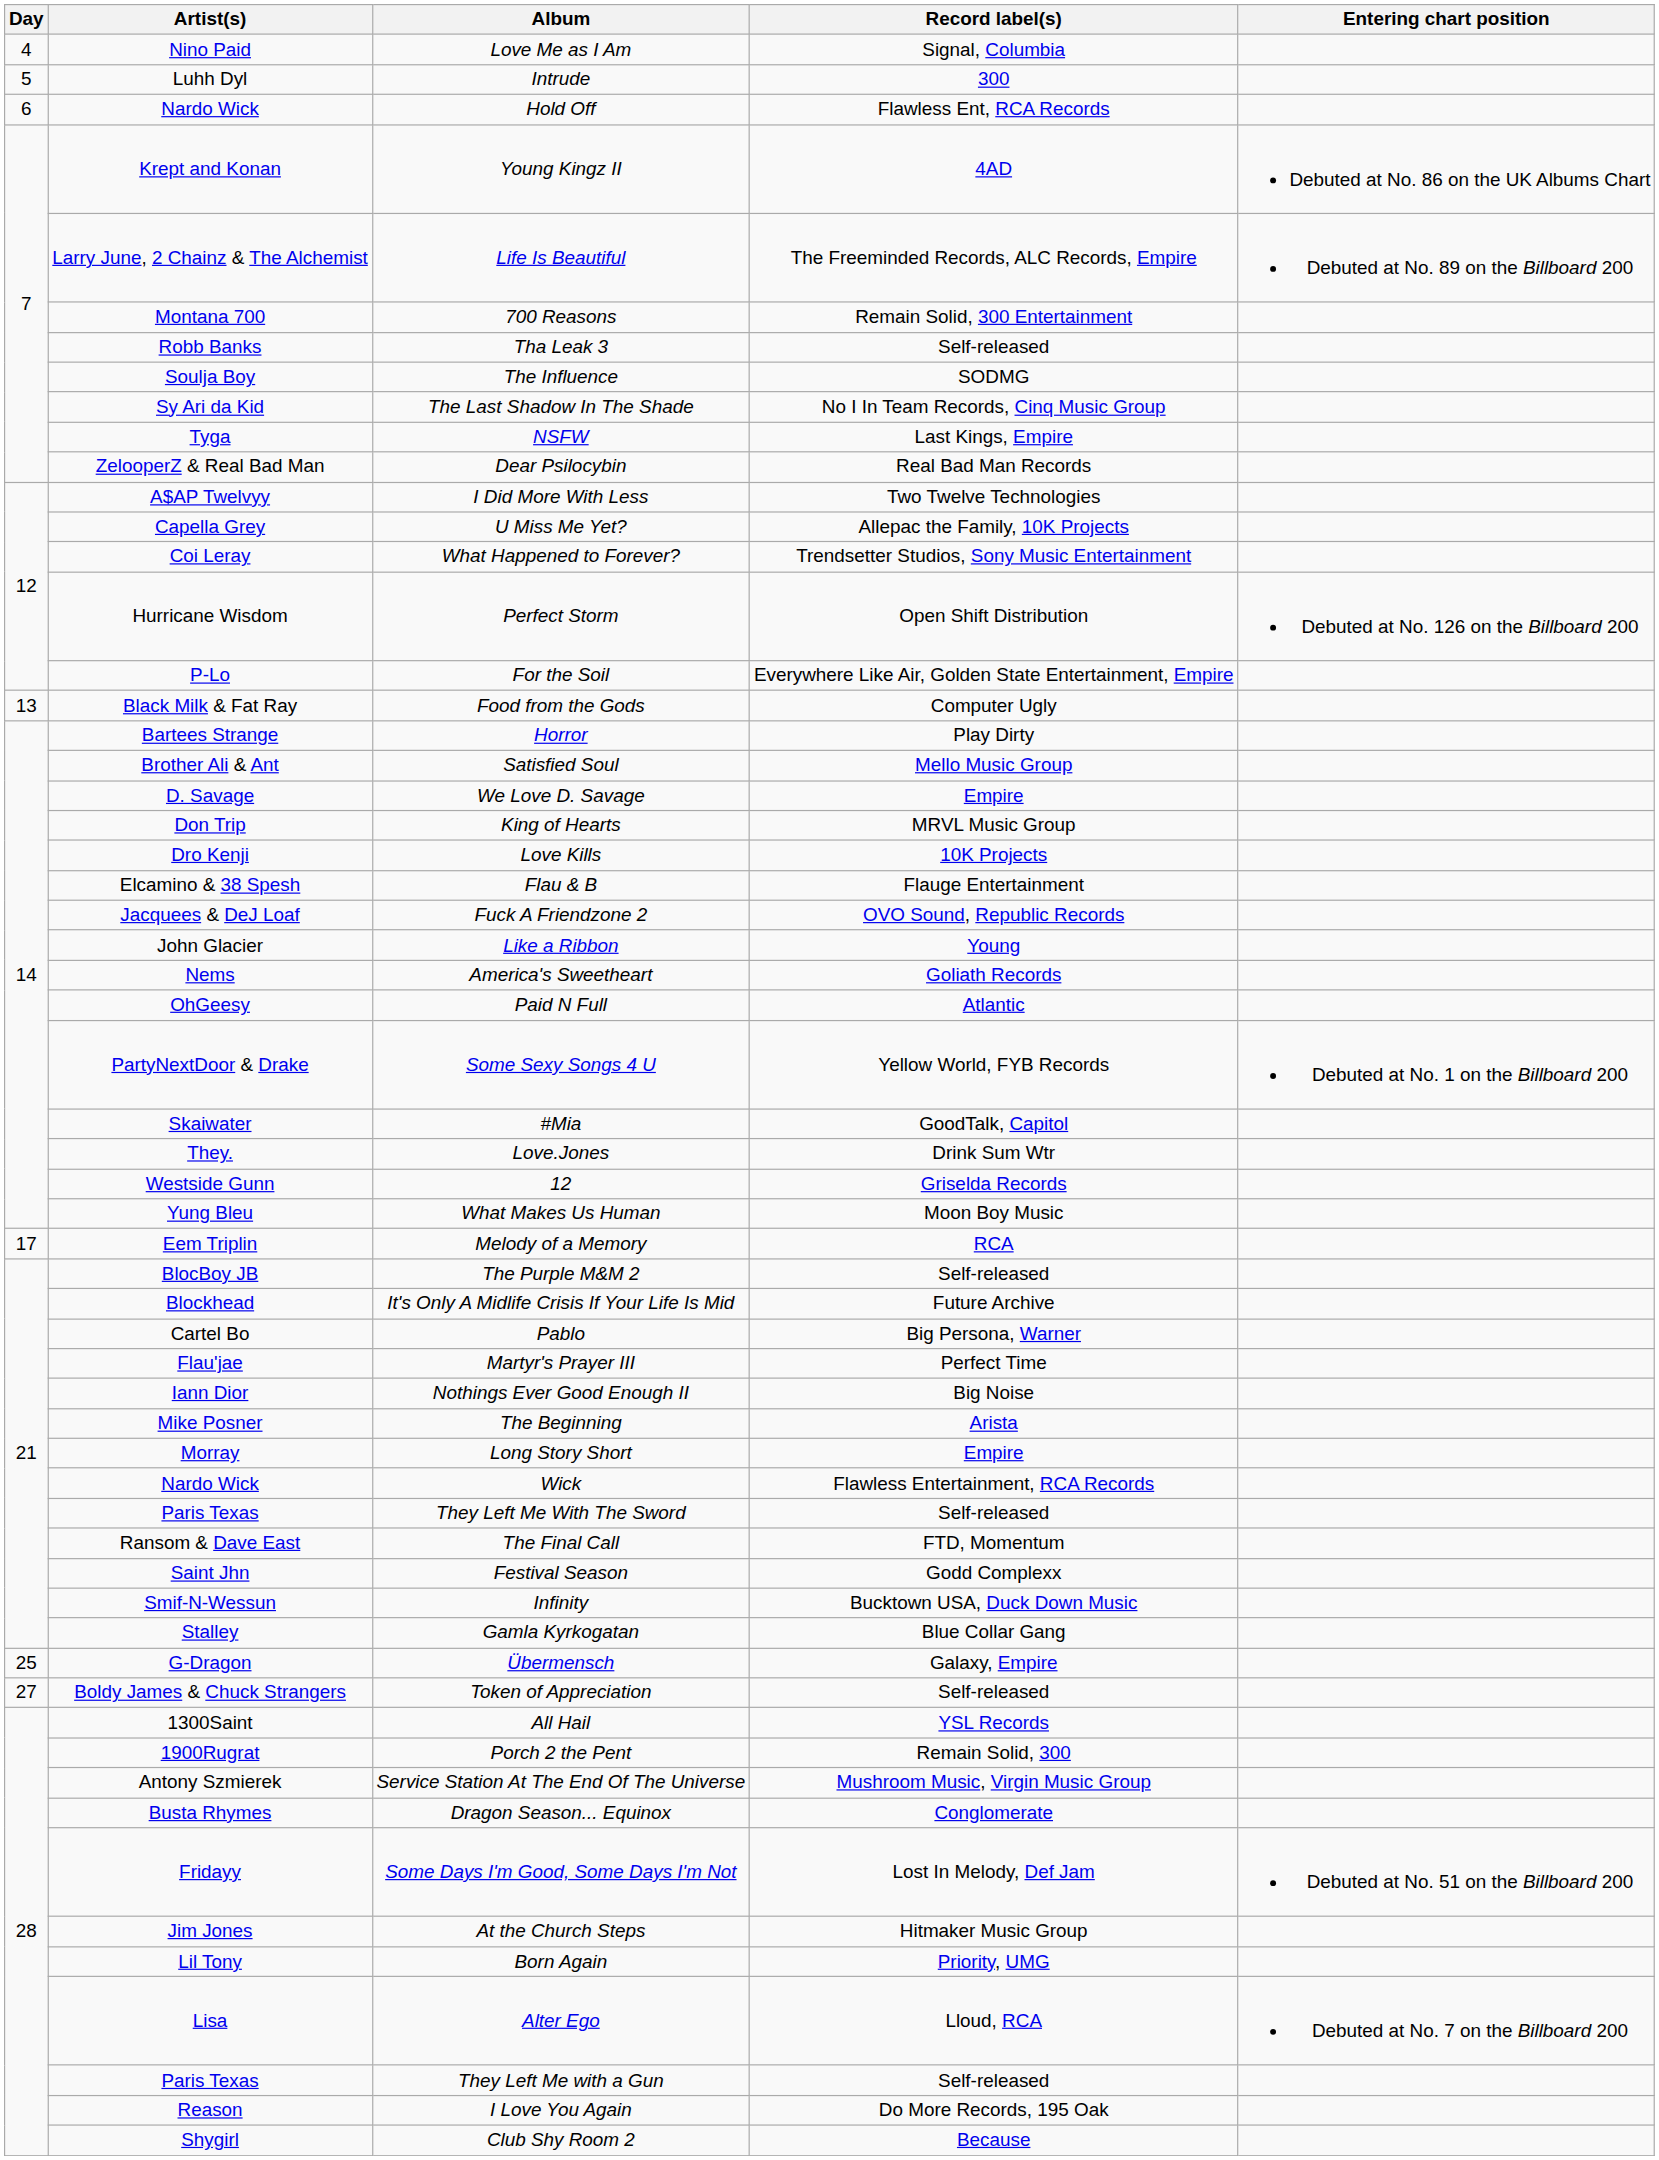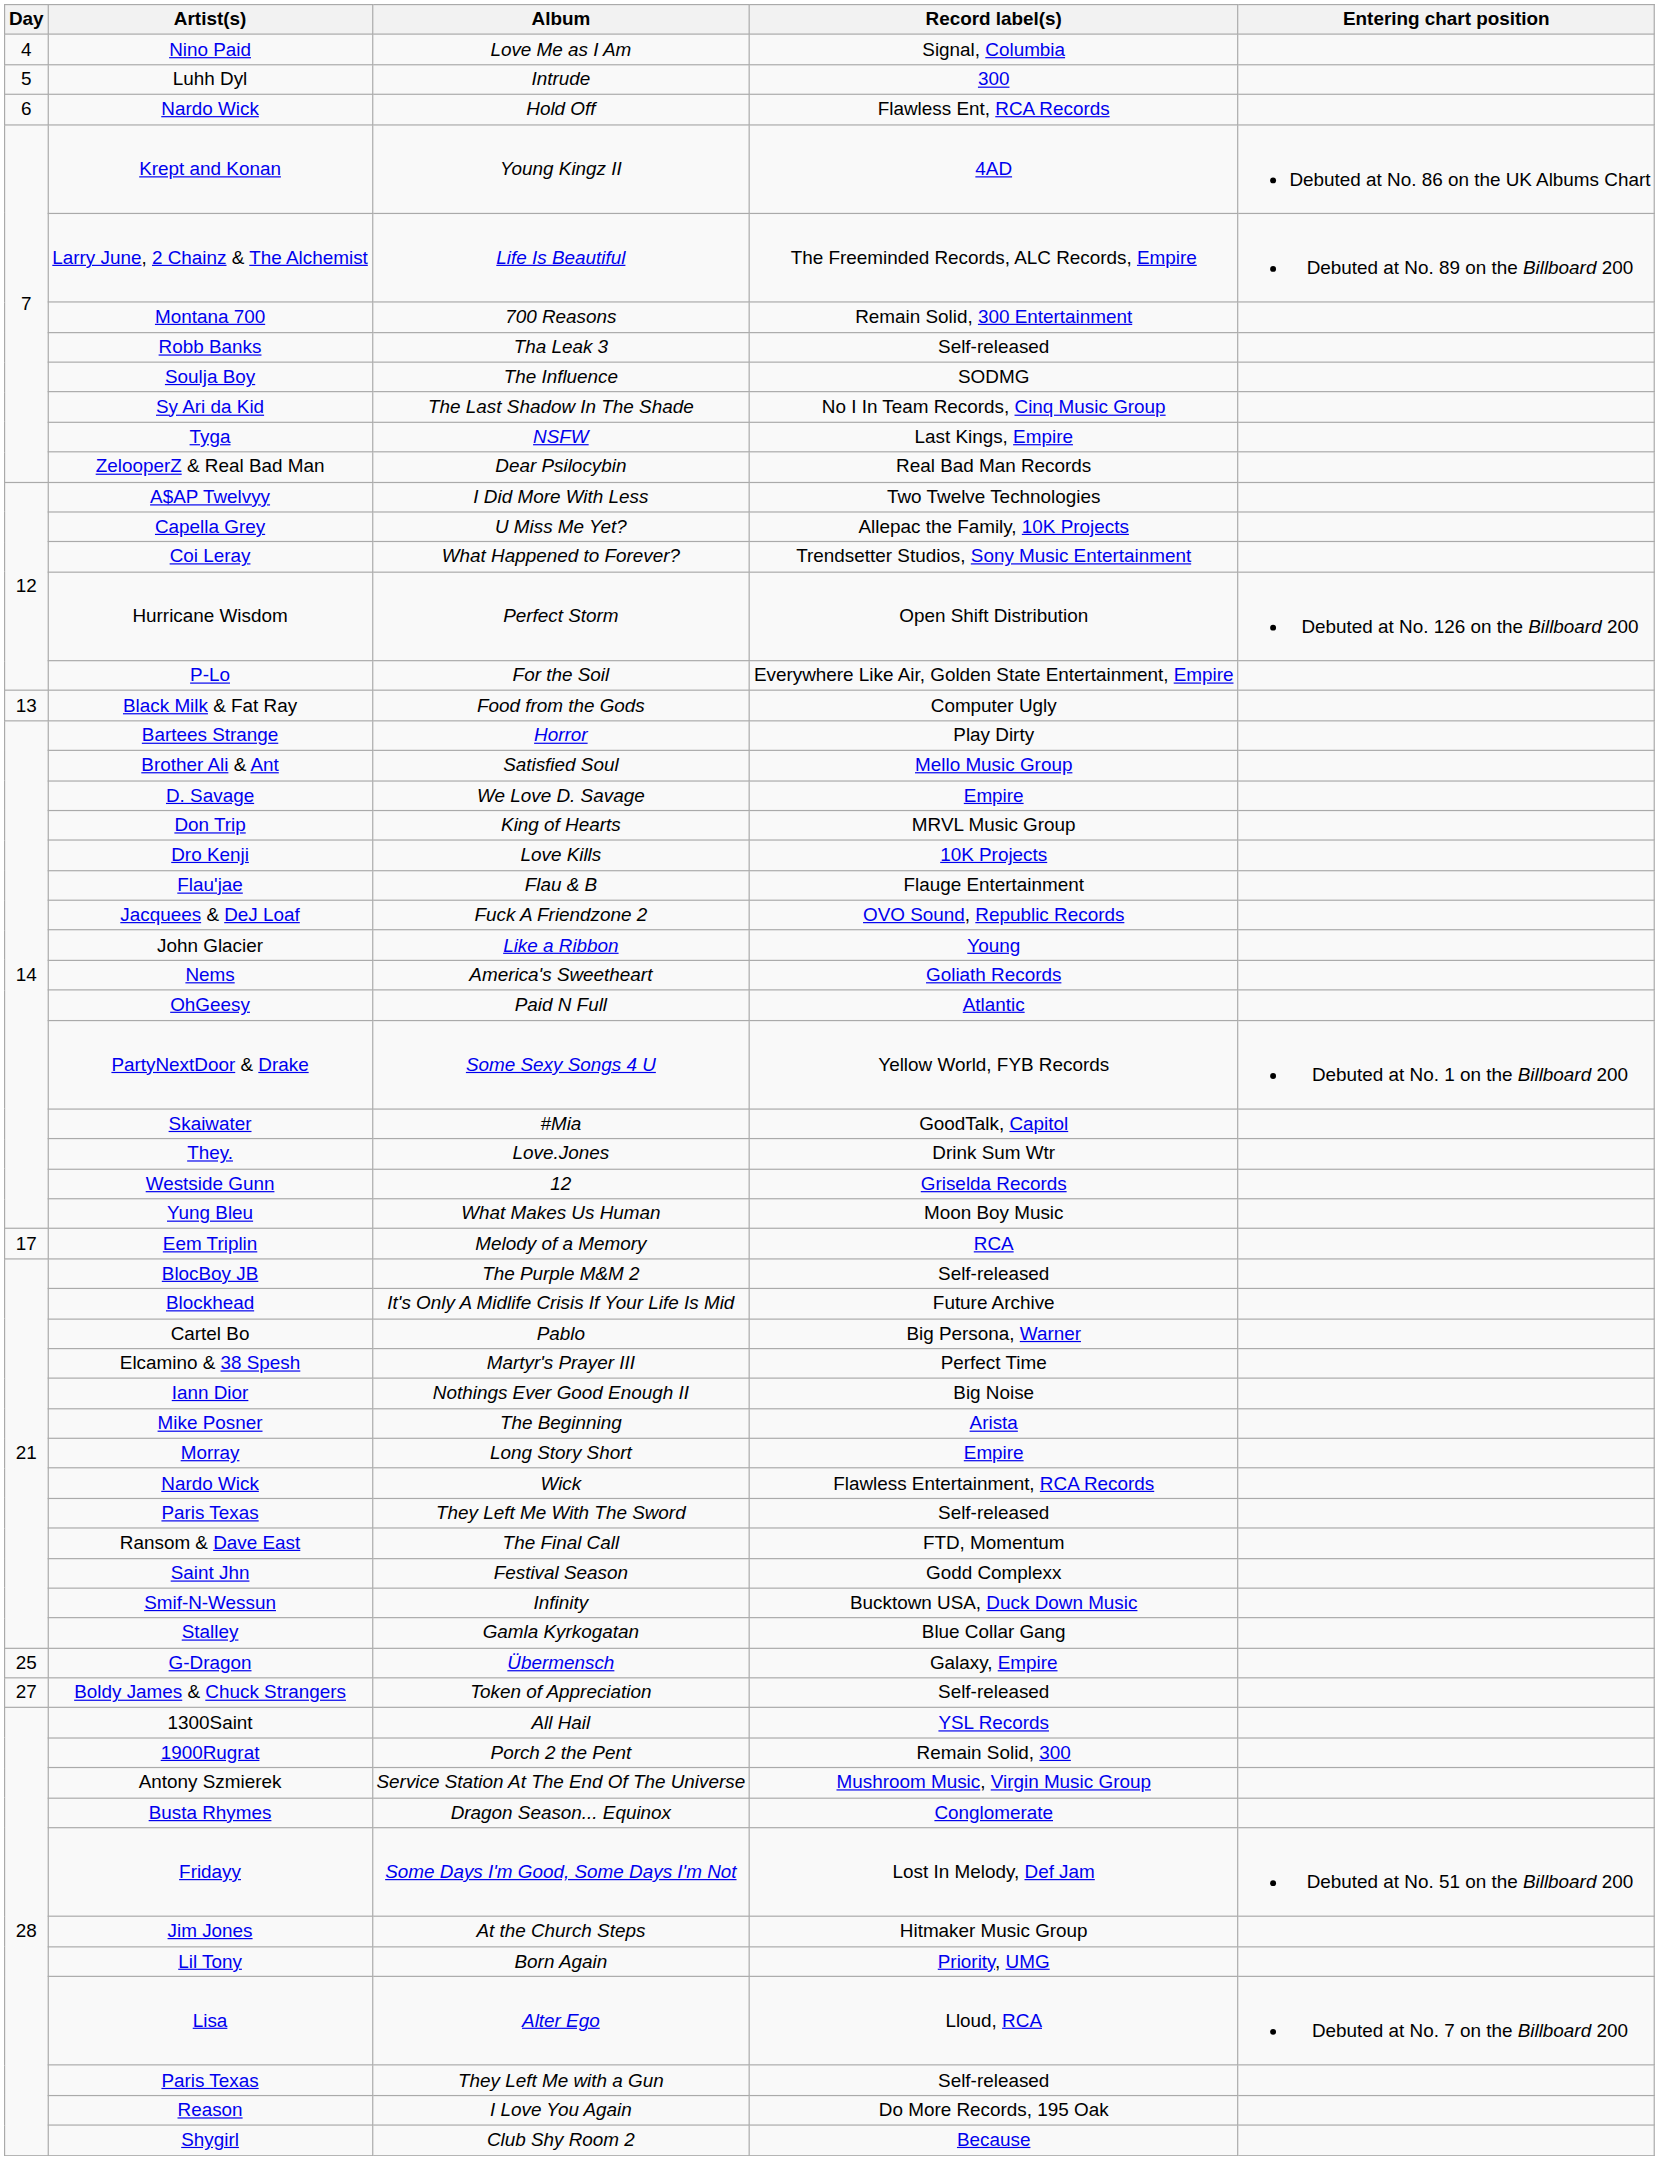(210, 885) Elcamino & 38 Spesh -> (210, 885) Flau'jae
(210, 1363) Flau'jae -> (210, 1363) Elcamino & 38 Spesh
